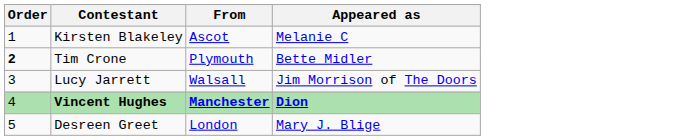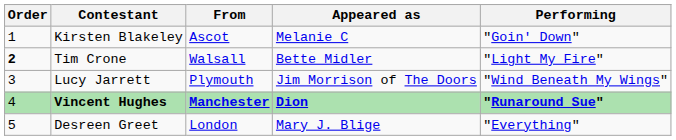+ column: (576, 15)
(221, 59) Plymouth -> (217, 59) Walsall
(217, 81) Walsall -> (221, 81) Plymouth
